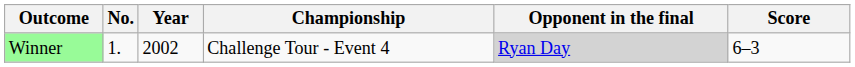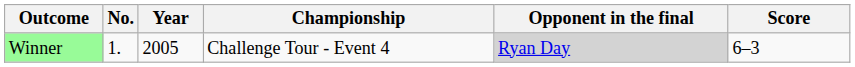(161, 47) 2002 -> (161, 47) 2005
